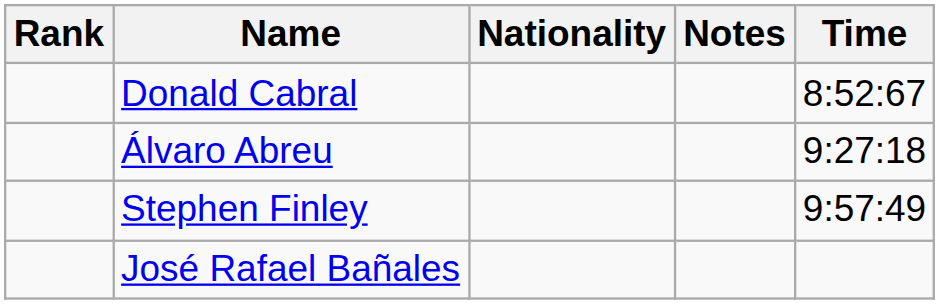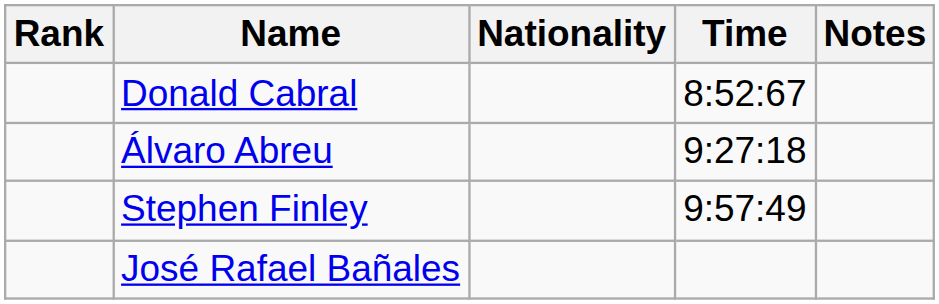columns swapped: (865, 33) <-> (734, 33)
